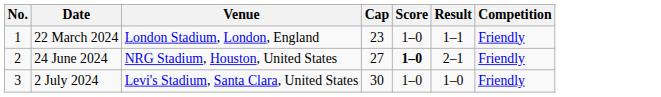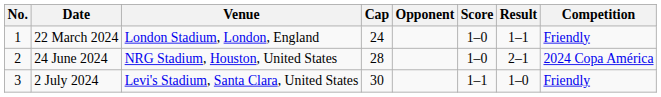+ column: (425, 15)
(377, 37) 23 -> (377, 37) 24
(377, 59) 27 -> (377, 59) 28
(412, 59) bold -> (477, 59) normal
(502, 59) Friendly -> (598, 59) 2024 Copa América
(412, 80) 1–0 -> (477, 80) 1–1
